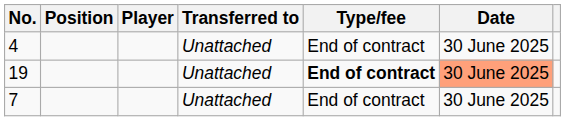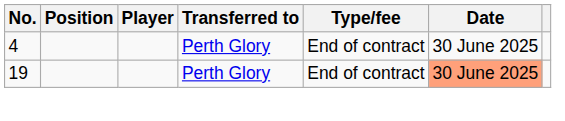(227, 45) Unattached -> (226, 45) Perth Glory
(227, 73) Unattached -> (226, 73) Perth Glory
(371, 73) bold -> (366, 73) normal
- row: (13, 101)
